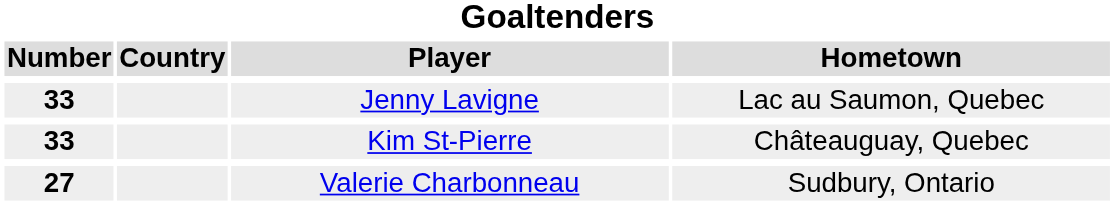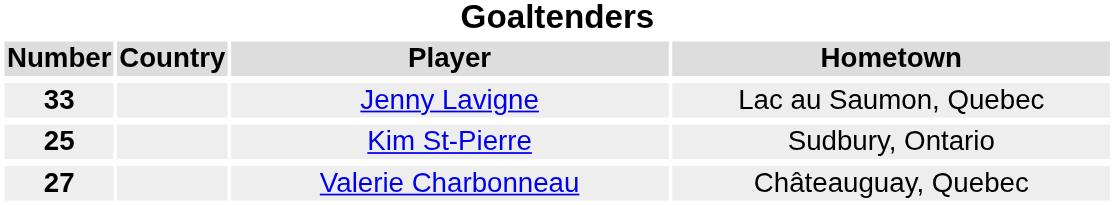(59, 141) 33 -> (59, 141) 25
(891, 141) Châteauguay, Quebec -> (891, 141) Sudbury, Ontario
(891, 182) Sudbury, Ontario -> (891, 182) Châteauguay, Quebec
